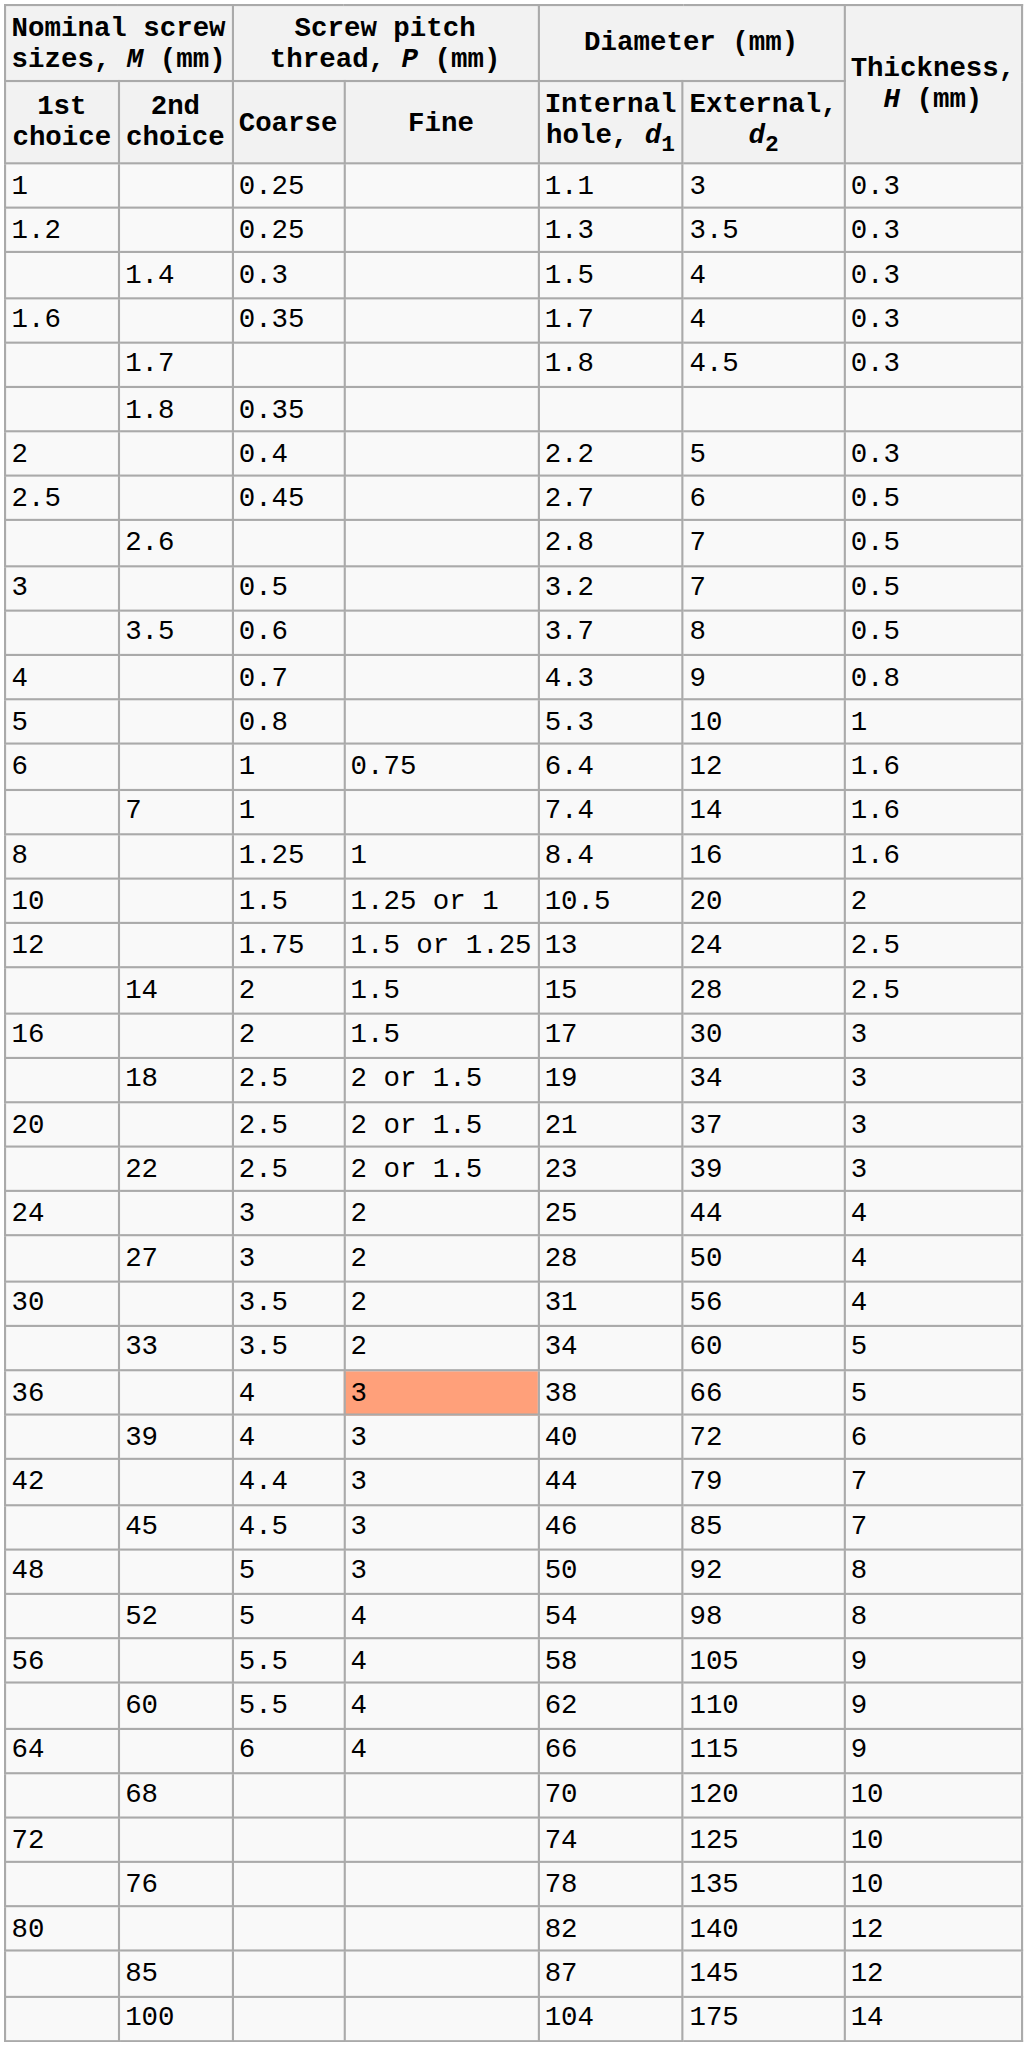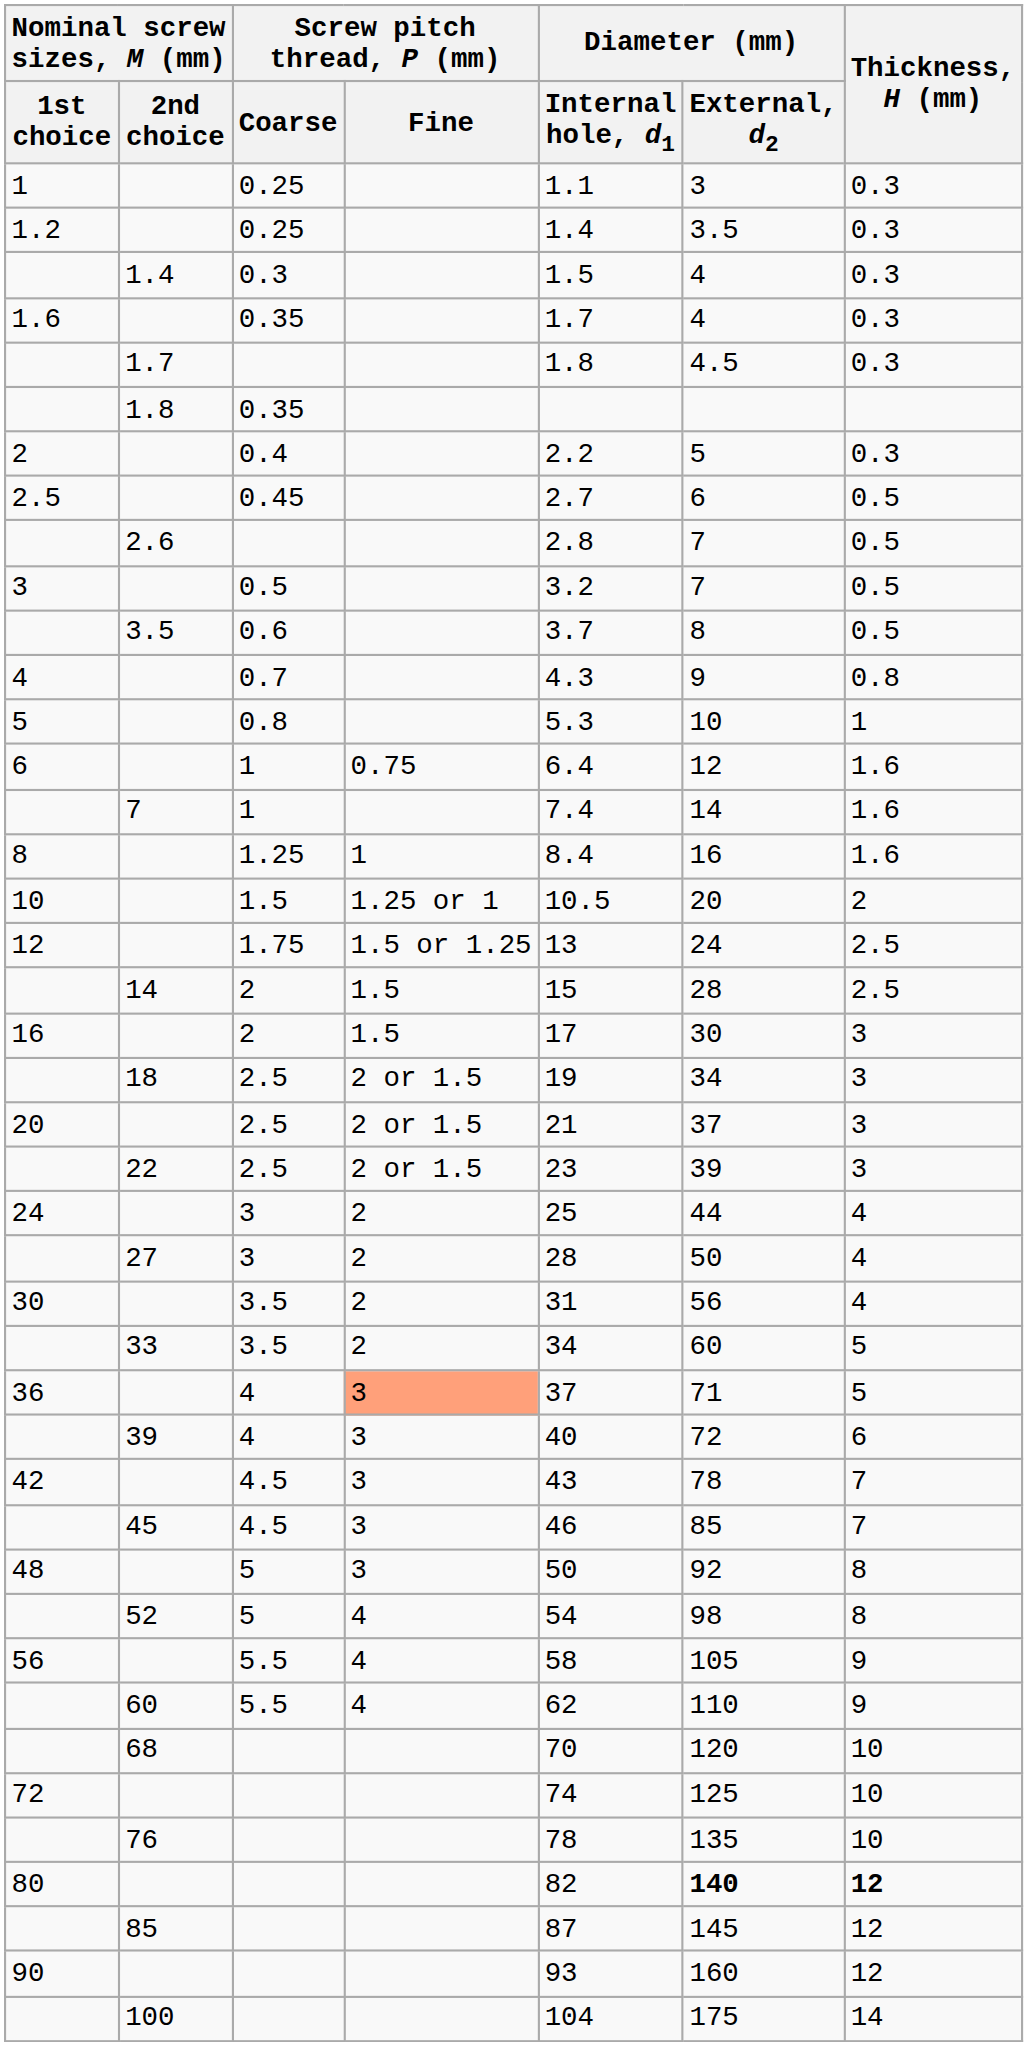(569, 230) 1.3 -> (569, 230) 1.4
(561, 1393) 38 -> (561, 1393) 37
(706, 1393) 66 -> (706, 1393) 71
(263, 1482) 4.4 -> (263, 1482) 4.5
(561, 1482) 44 -> (561, 1482) 43
(706, 1482) 79 -> (706, 1482) 78
- row: (28, 1750)
(714, 1929) normal -> (714, 1884) bold
(867, 1929) normal -> (867, 1884) bold
+ row: (28, 1974)
